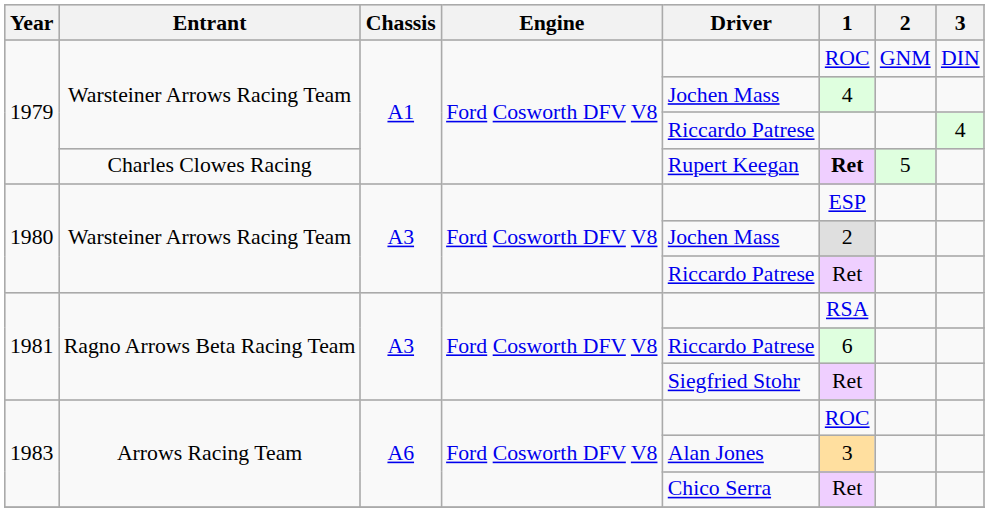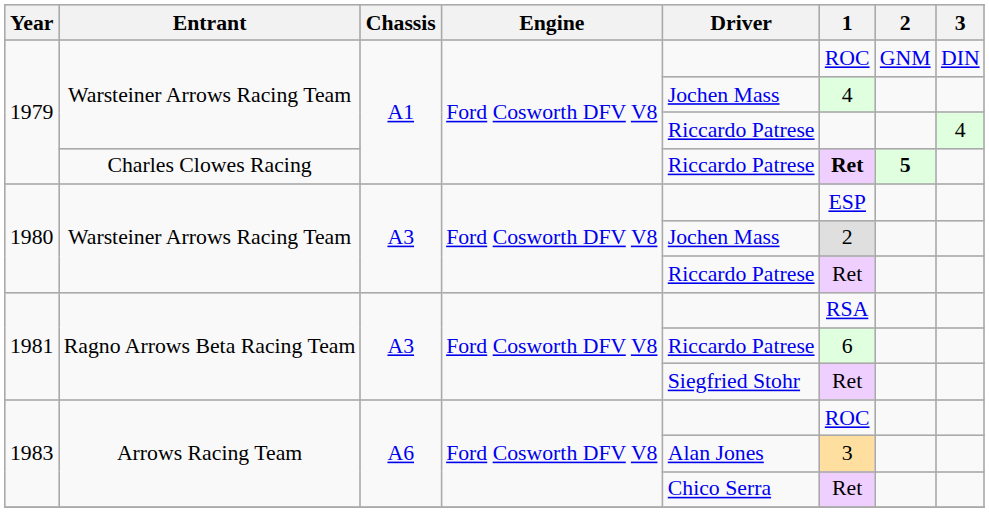(733, 165) Rupert Keegan -> (741, 165) Riccardo Patrese
(905, 165) normal -> (905, 165) bold
